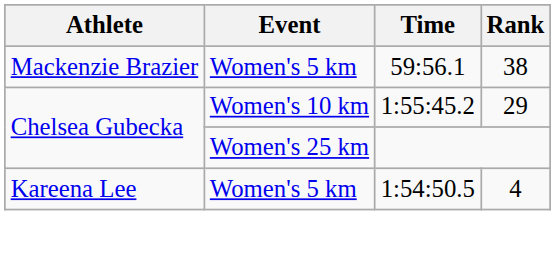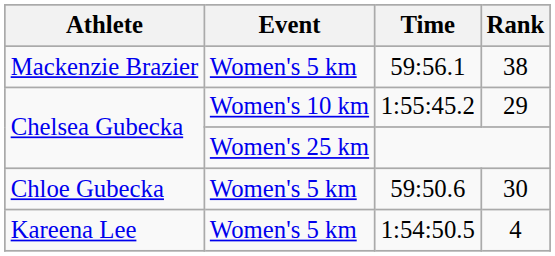+ row: (428, 188)
